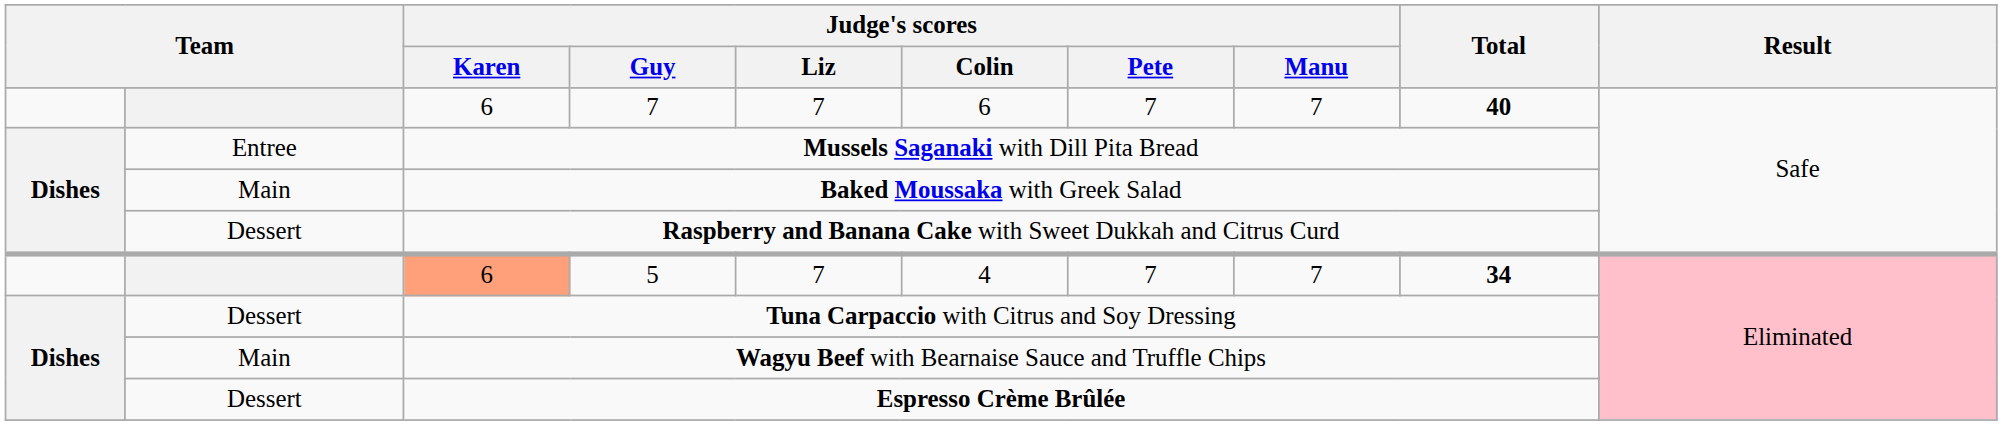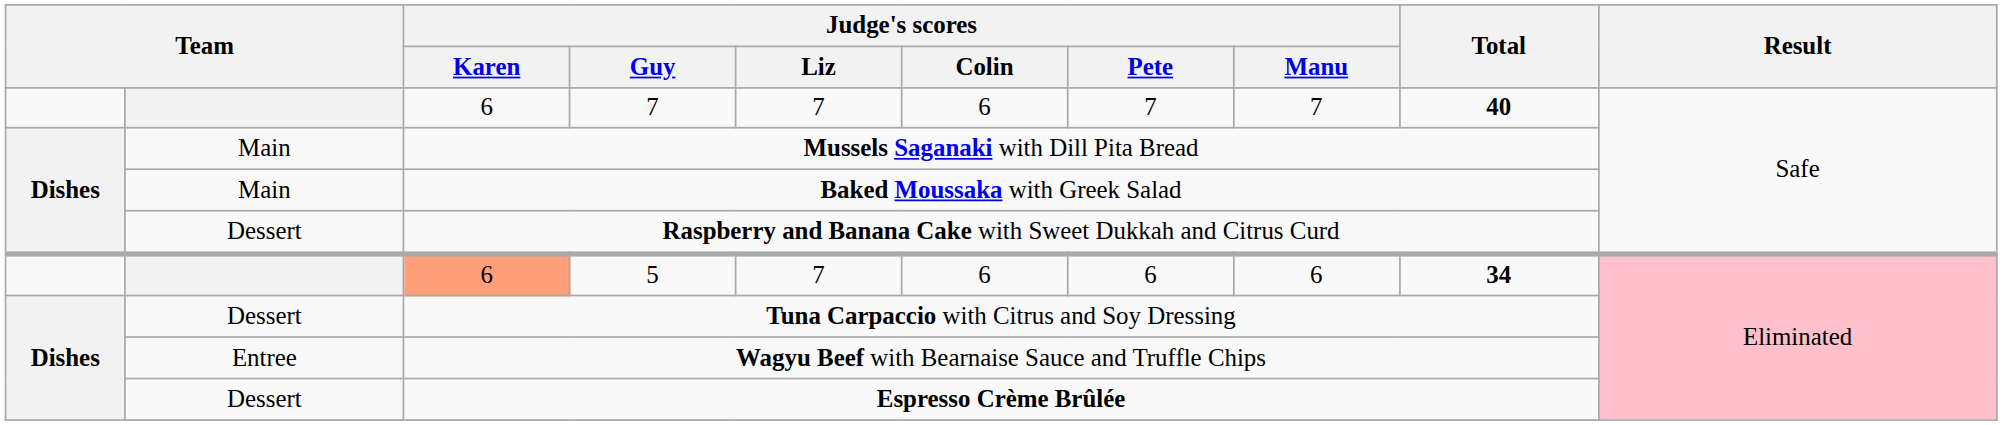(264, 148) Entree -> (264, 148) Main
(984, 275) 4 -> (984, 275) 6
(1150, 275) 7 -> (1150, 275) 6
(1316, 275) 7 -> (1316, 275) 6
(264, 357) Main -> (264, 357) Entree
